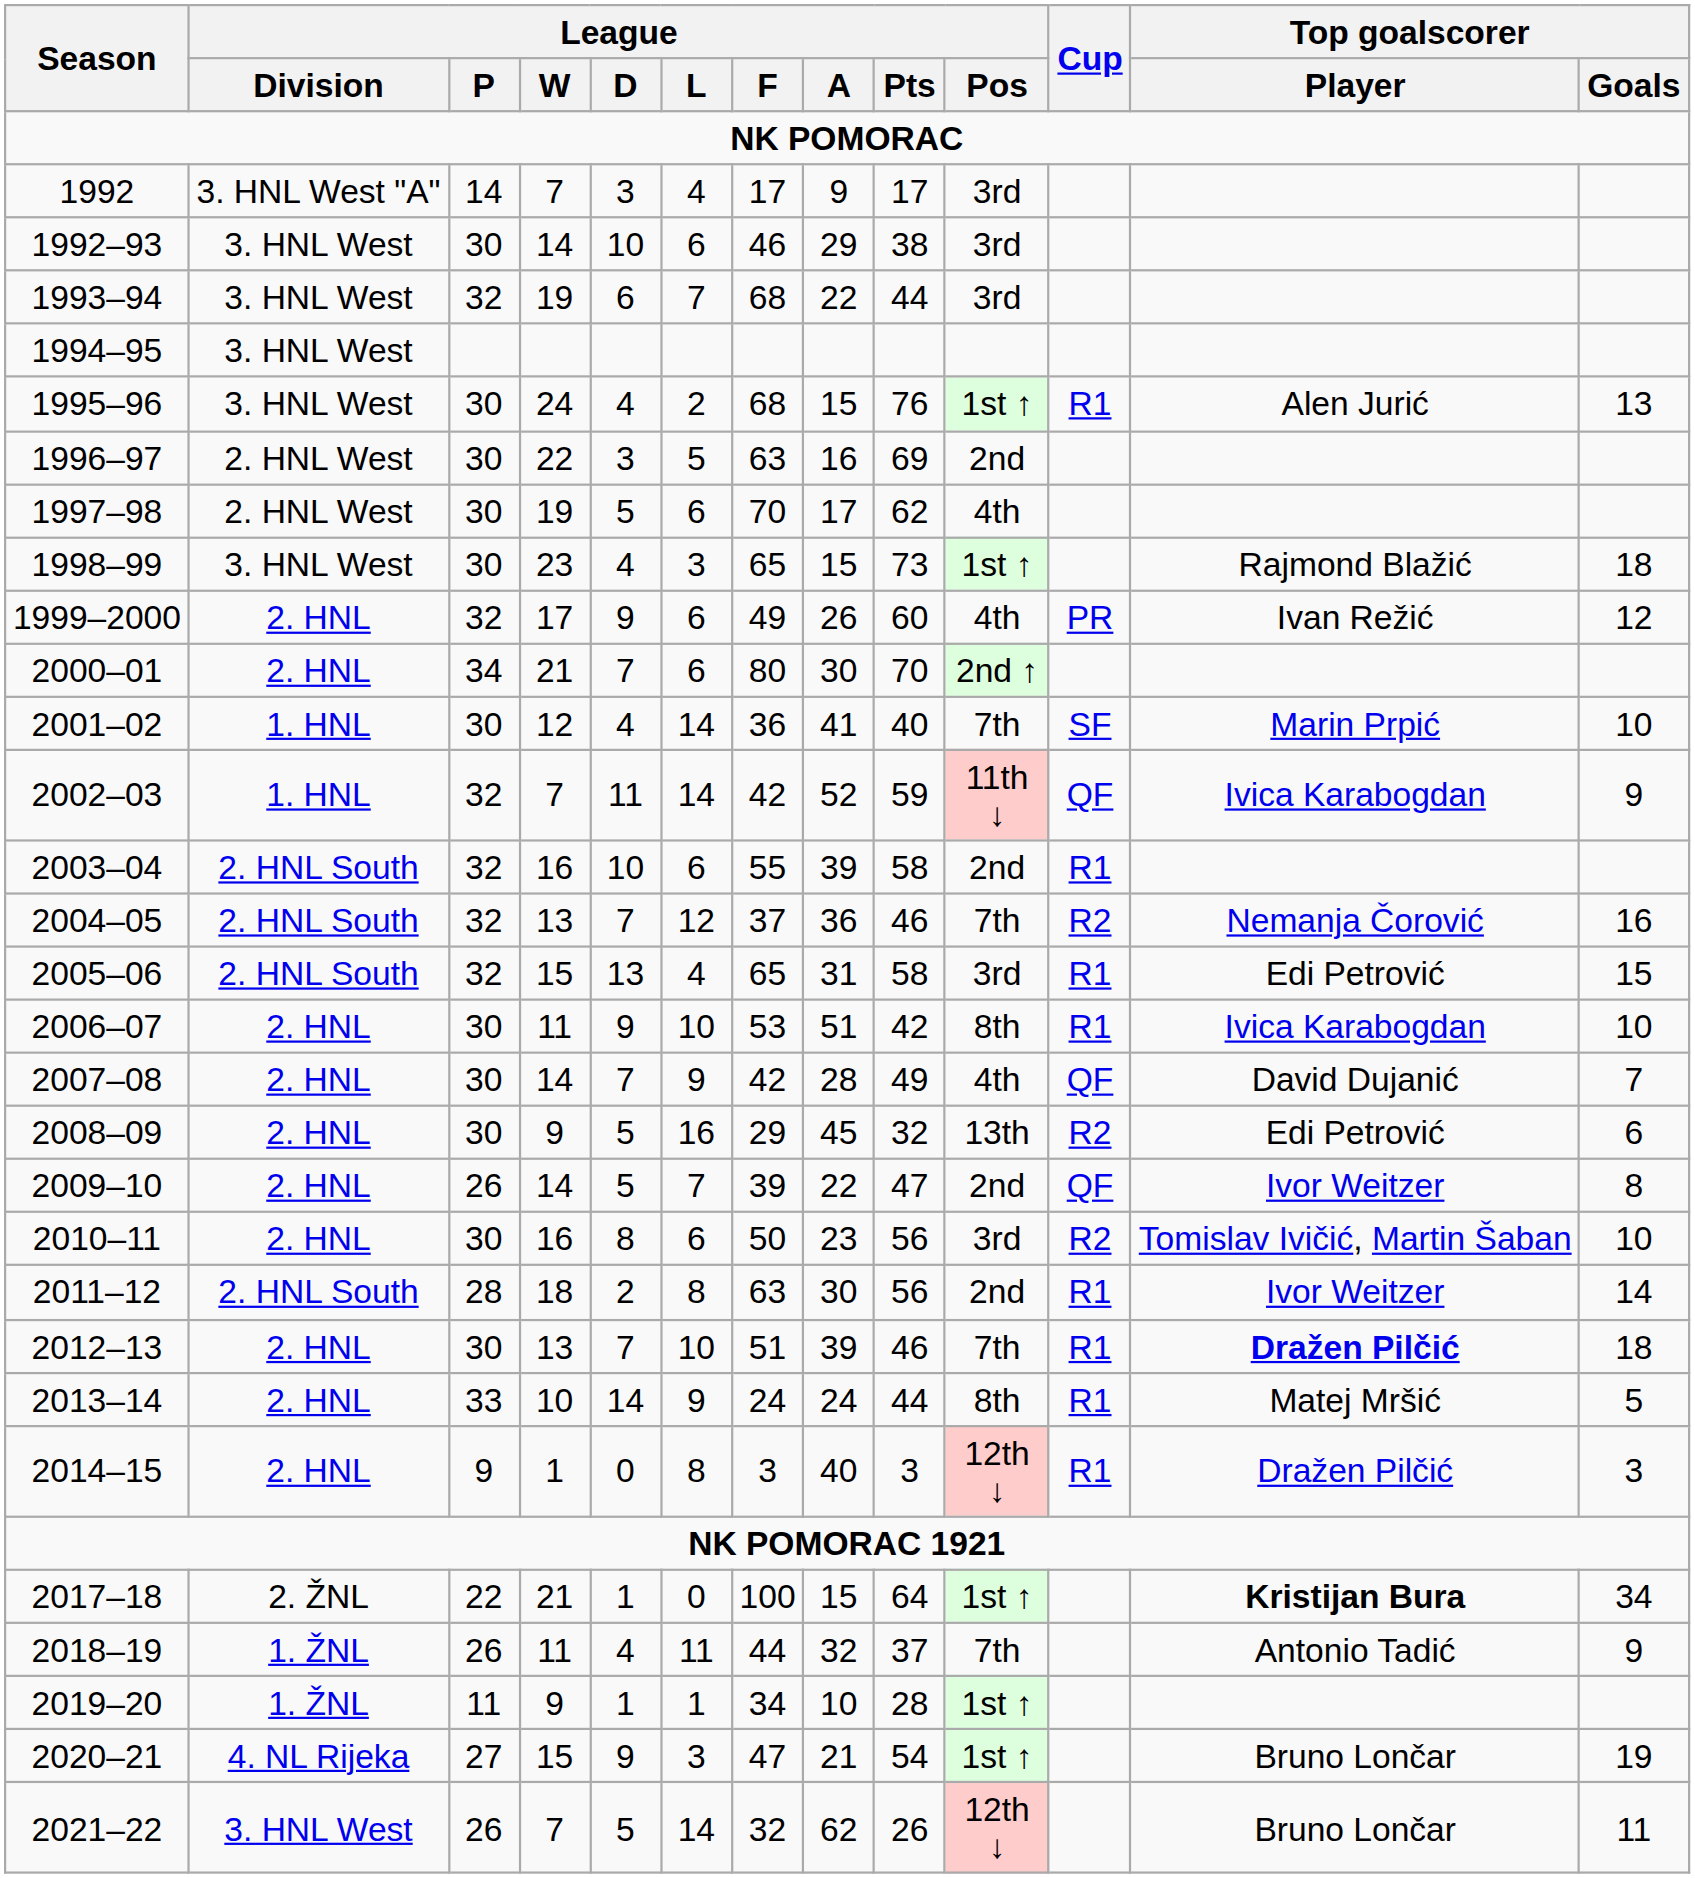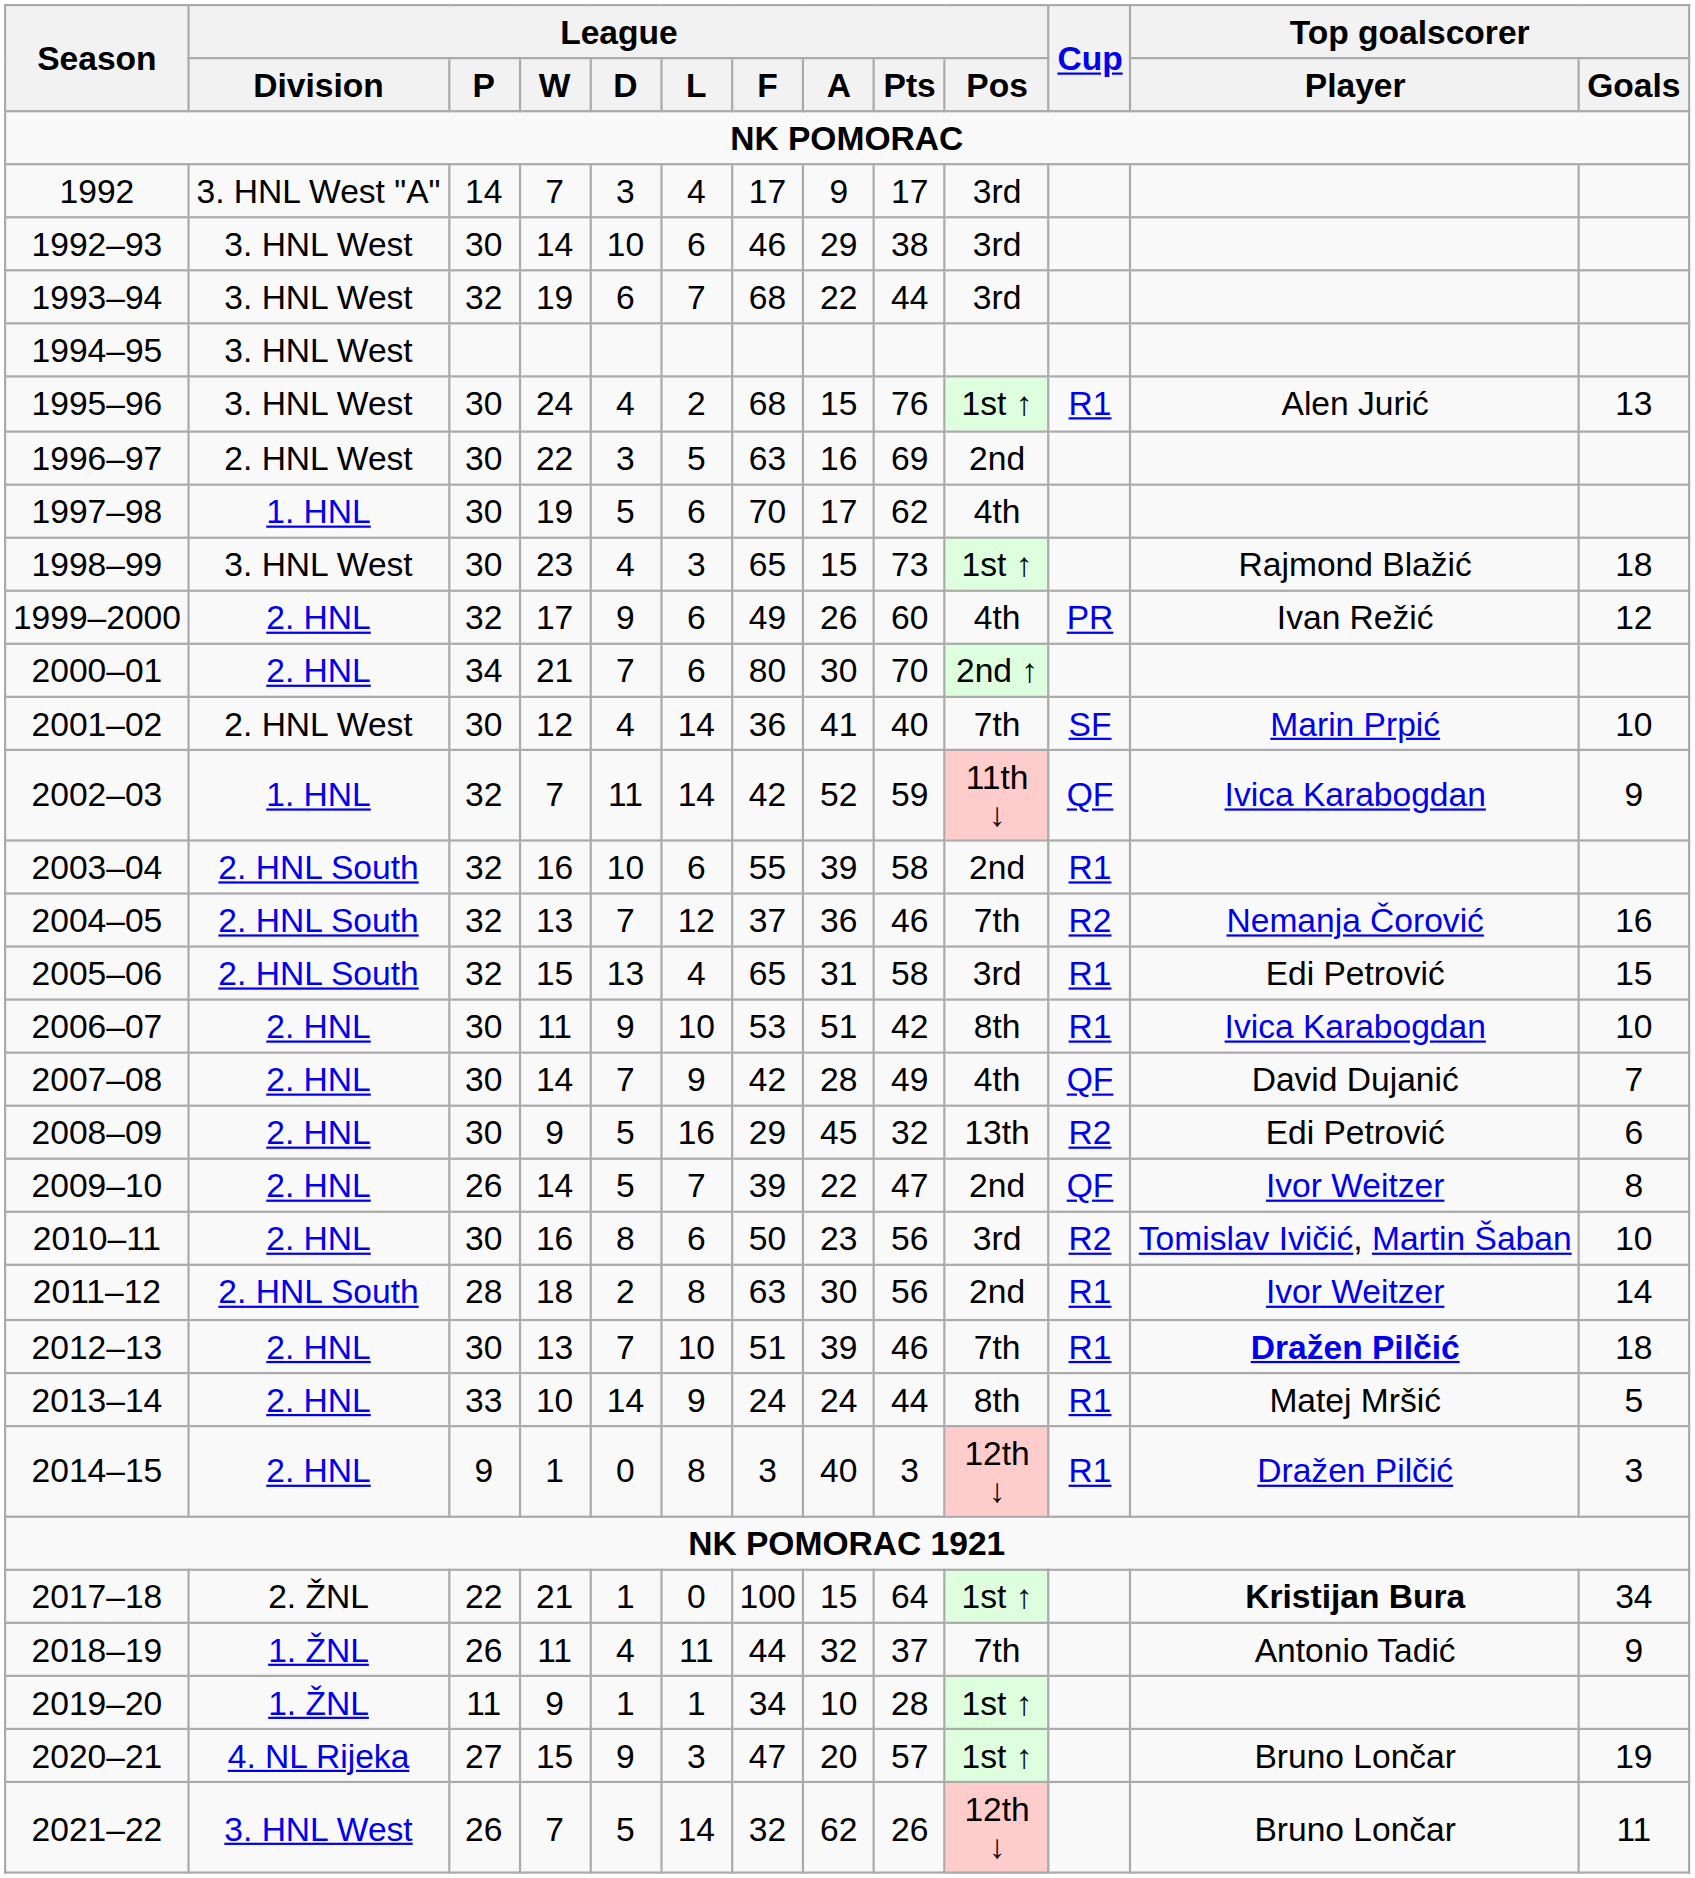(319, 510) 2. HNL West -> (319, 510) 1. HNL
(319, 723) 1. HNL -> (319, 723) 2. HNL West
(839, 1756) 21 -> (839, 1756) 20
(910, 1756) 54 -> (910, 1756) 57
